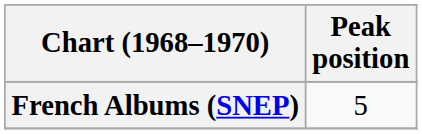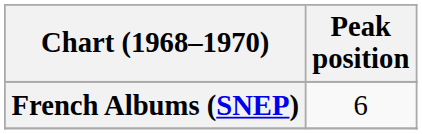(361, 104) 5 -> (361, 104) 6
